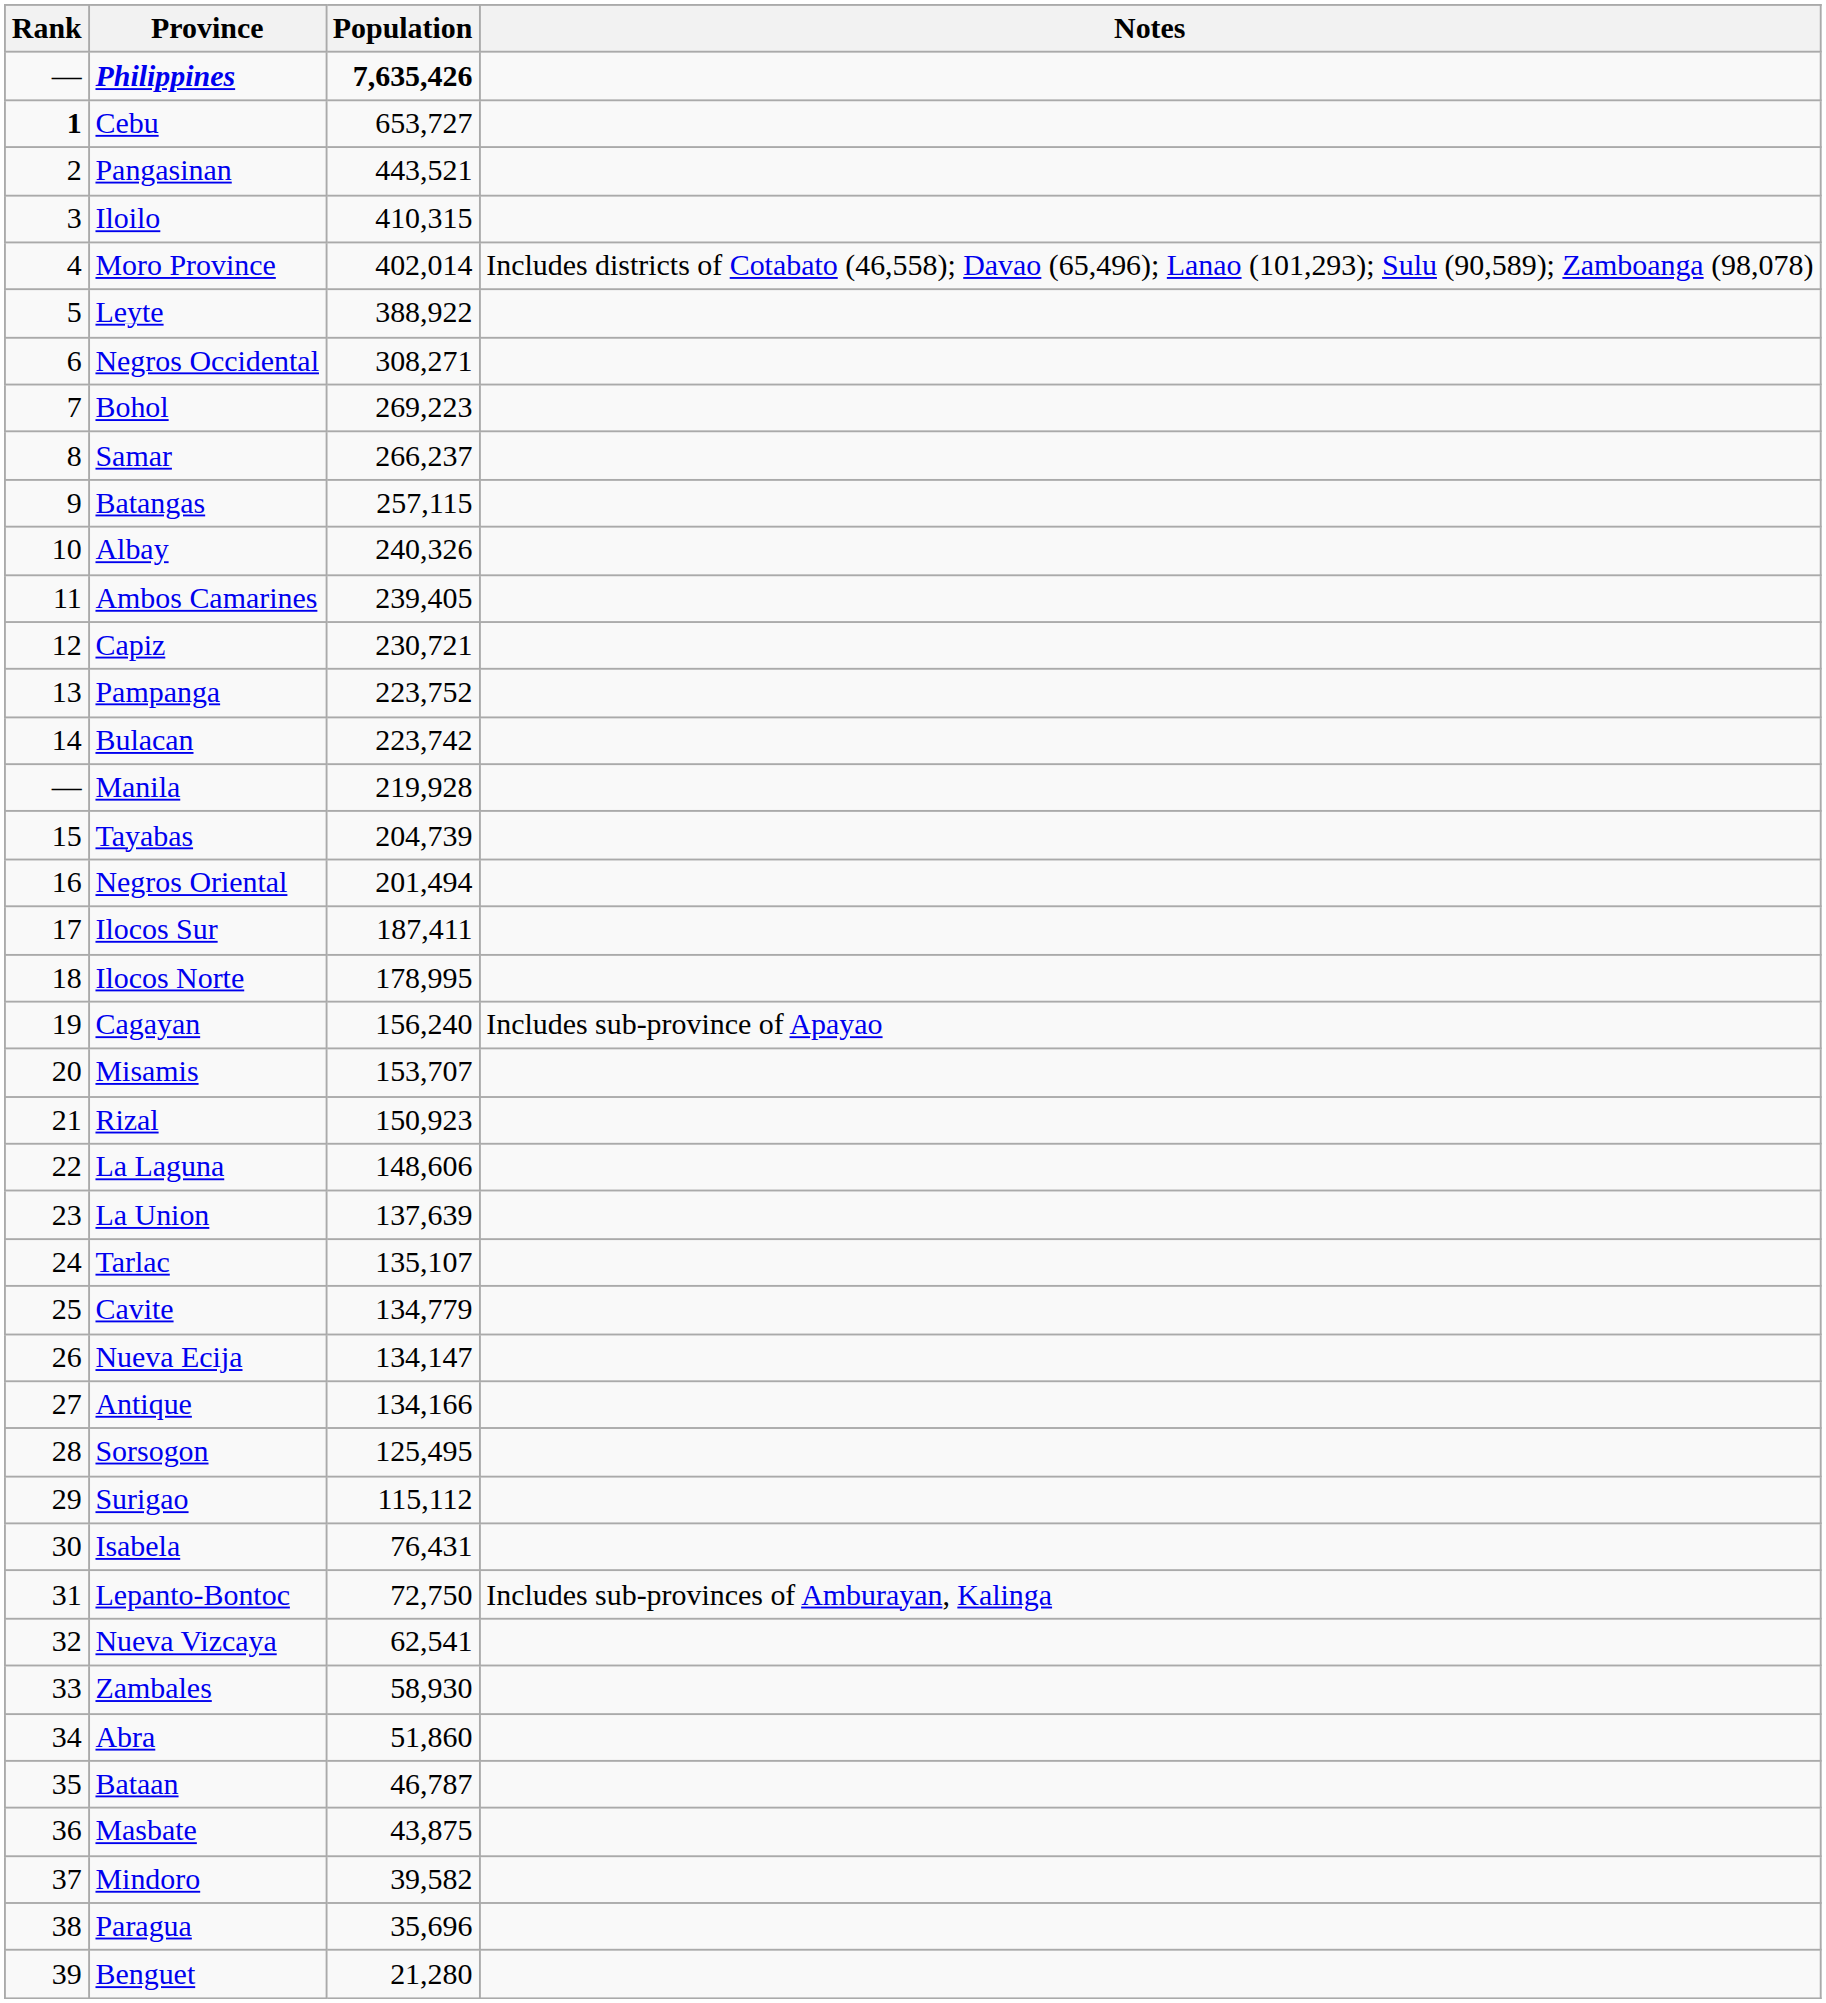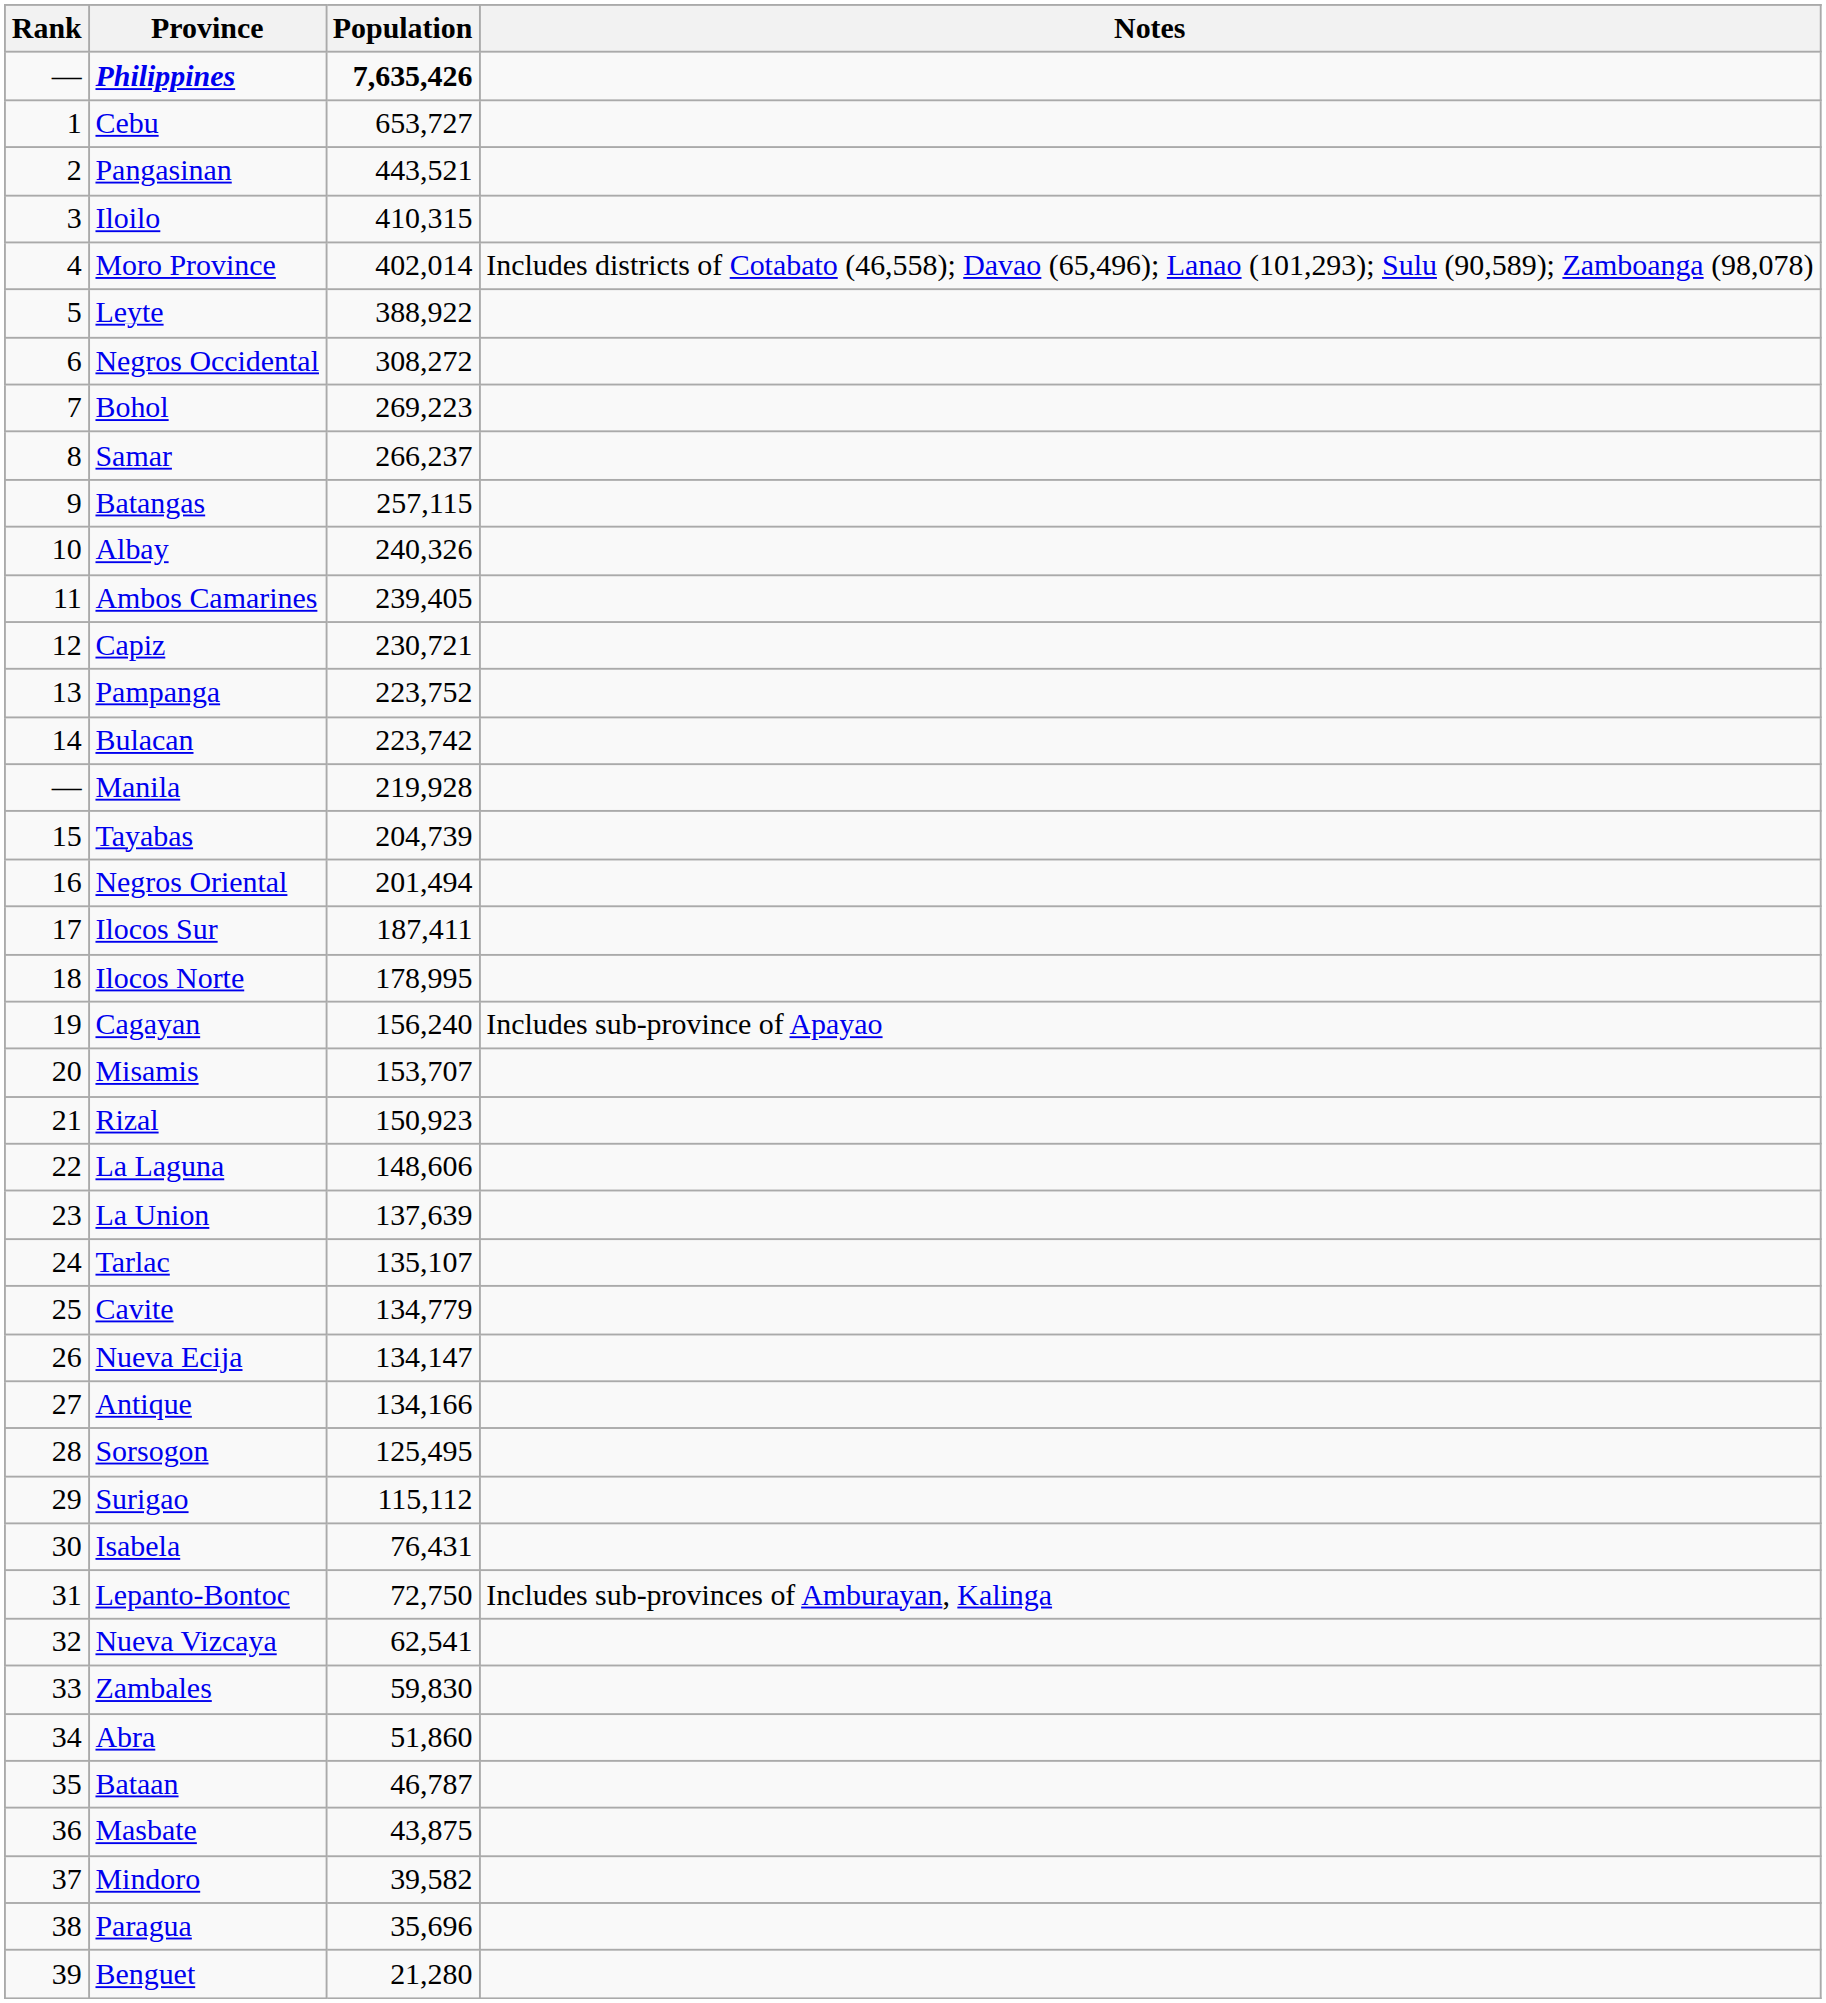(74, 123) bold -> (74, 123) normal
(424, 360) 308,271 -> (424, 360) 308,272
(431, 1689) 58,930 -> (431, 1689) 59,830
